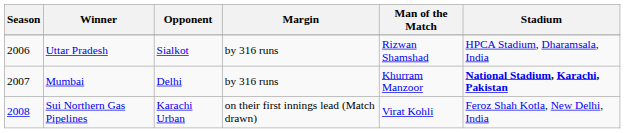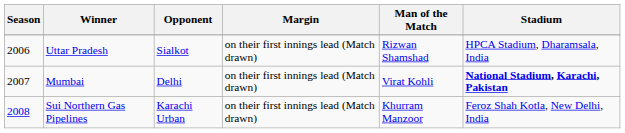(252, 50) by 316 runs -> (300, 50) on their first innings lead (Match drawn)
(252, 81) by 316 runs -> (300, 81) on their first innings lead (Match drawn)
(402, 81) Khurram Manzoor -> (408, 81) Virat Kohli
(408, 112) Virat Kohli -> (402, 112) Khurram Manzoor
